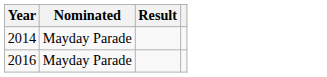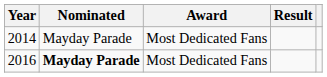+ column: (207, 15)
(87, 60) normal -> (91, 60) bold
